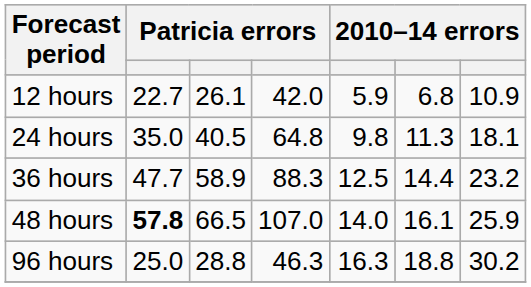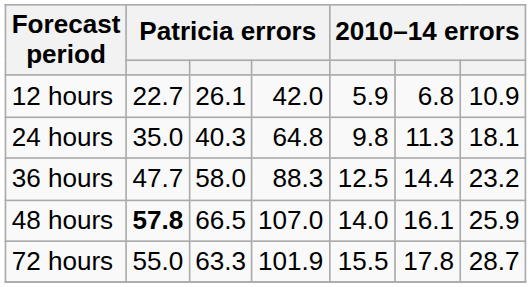(221, 137) 40.5 -> (221, 137) 40.3
(221, 178) 58.9 -> (221, 178) 58.0
+ row: (62, 261)
- row: (62, 261)
